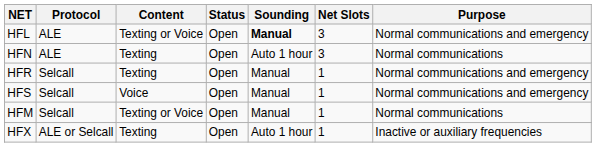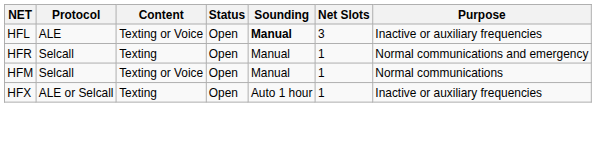(482, 34) Normal communications and emergency -> (459, 34) Inactive or auxiliary frequencies
- row: (20, 53)
- row: (19, 93)
